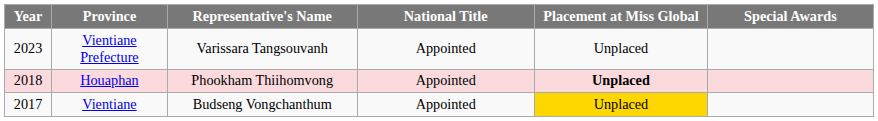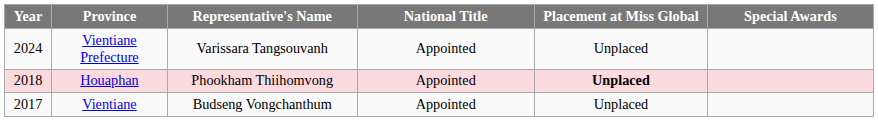(28, 48) 2023 -> (28, 48) 2024
(621, 104) gold background -> (621, 104) no background
